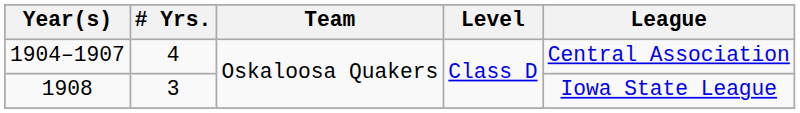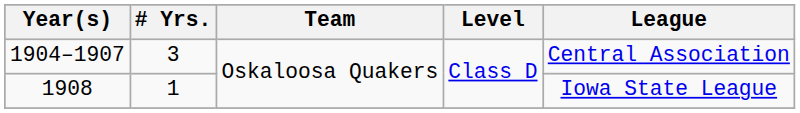(173, 57) 4 -> (173, 57) 3
(173, 91) 3 -> (173, 91) 1
